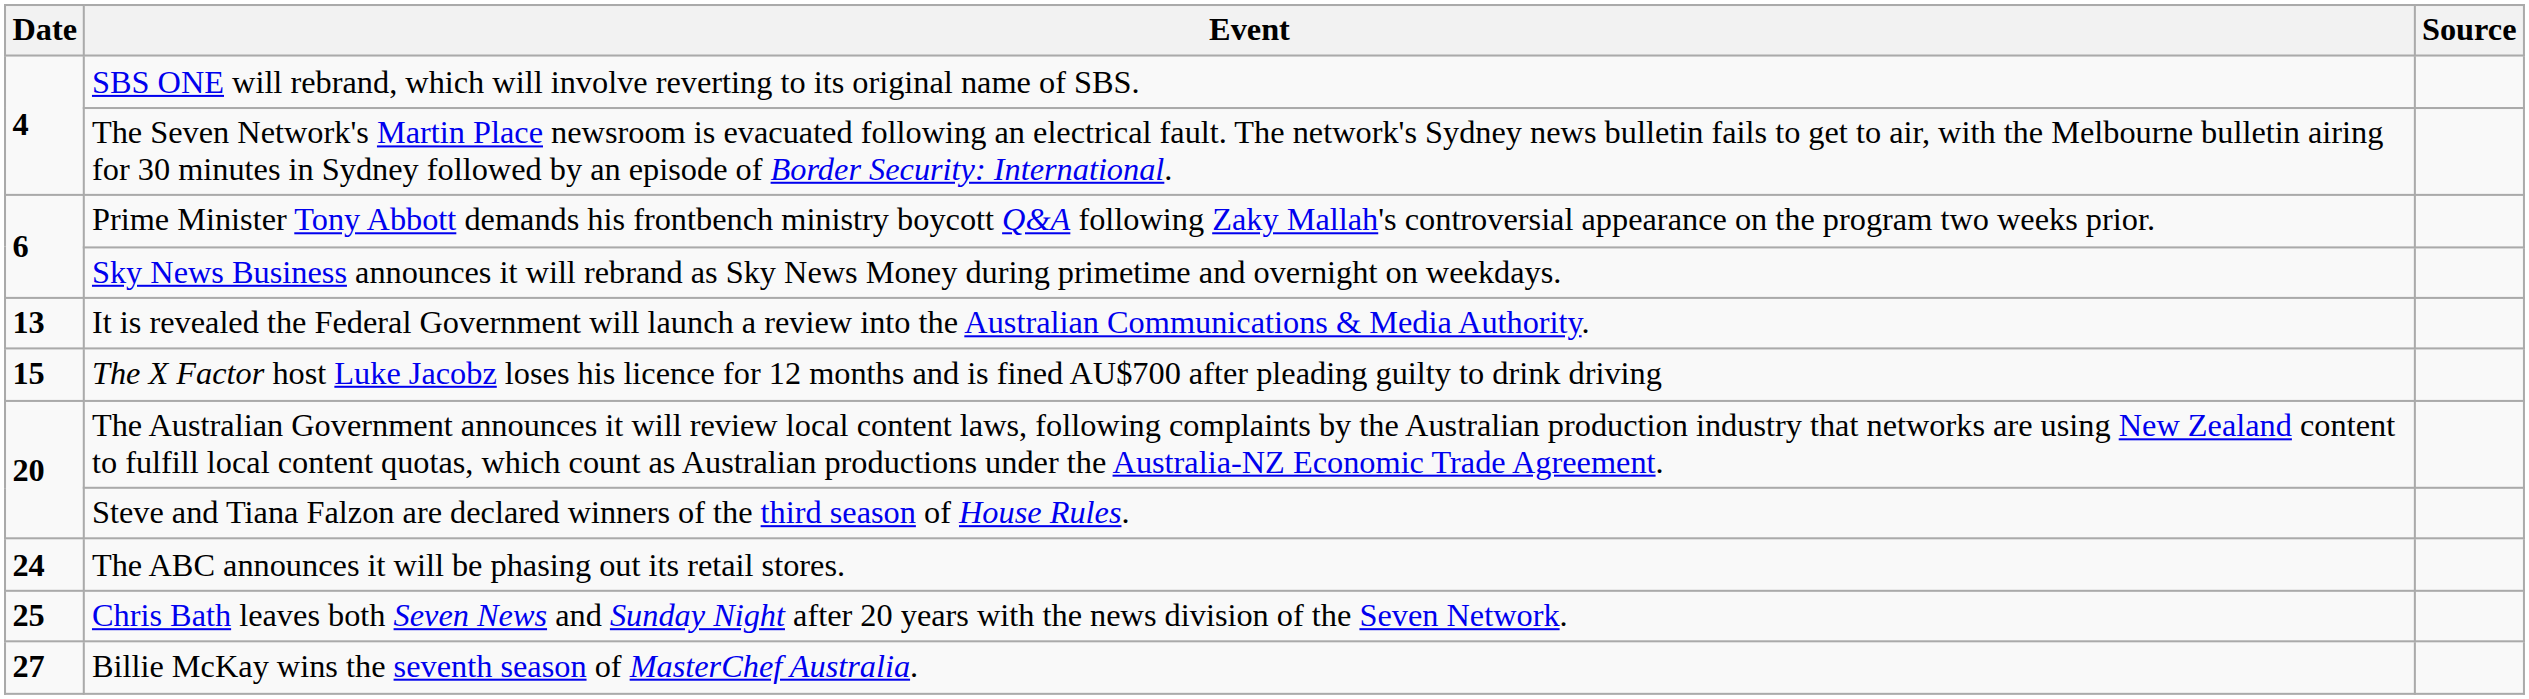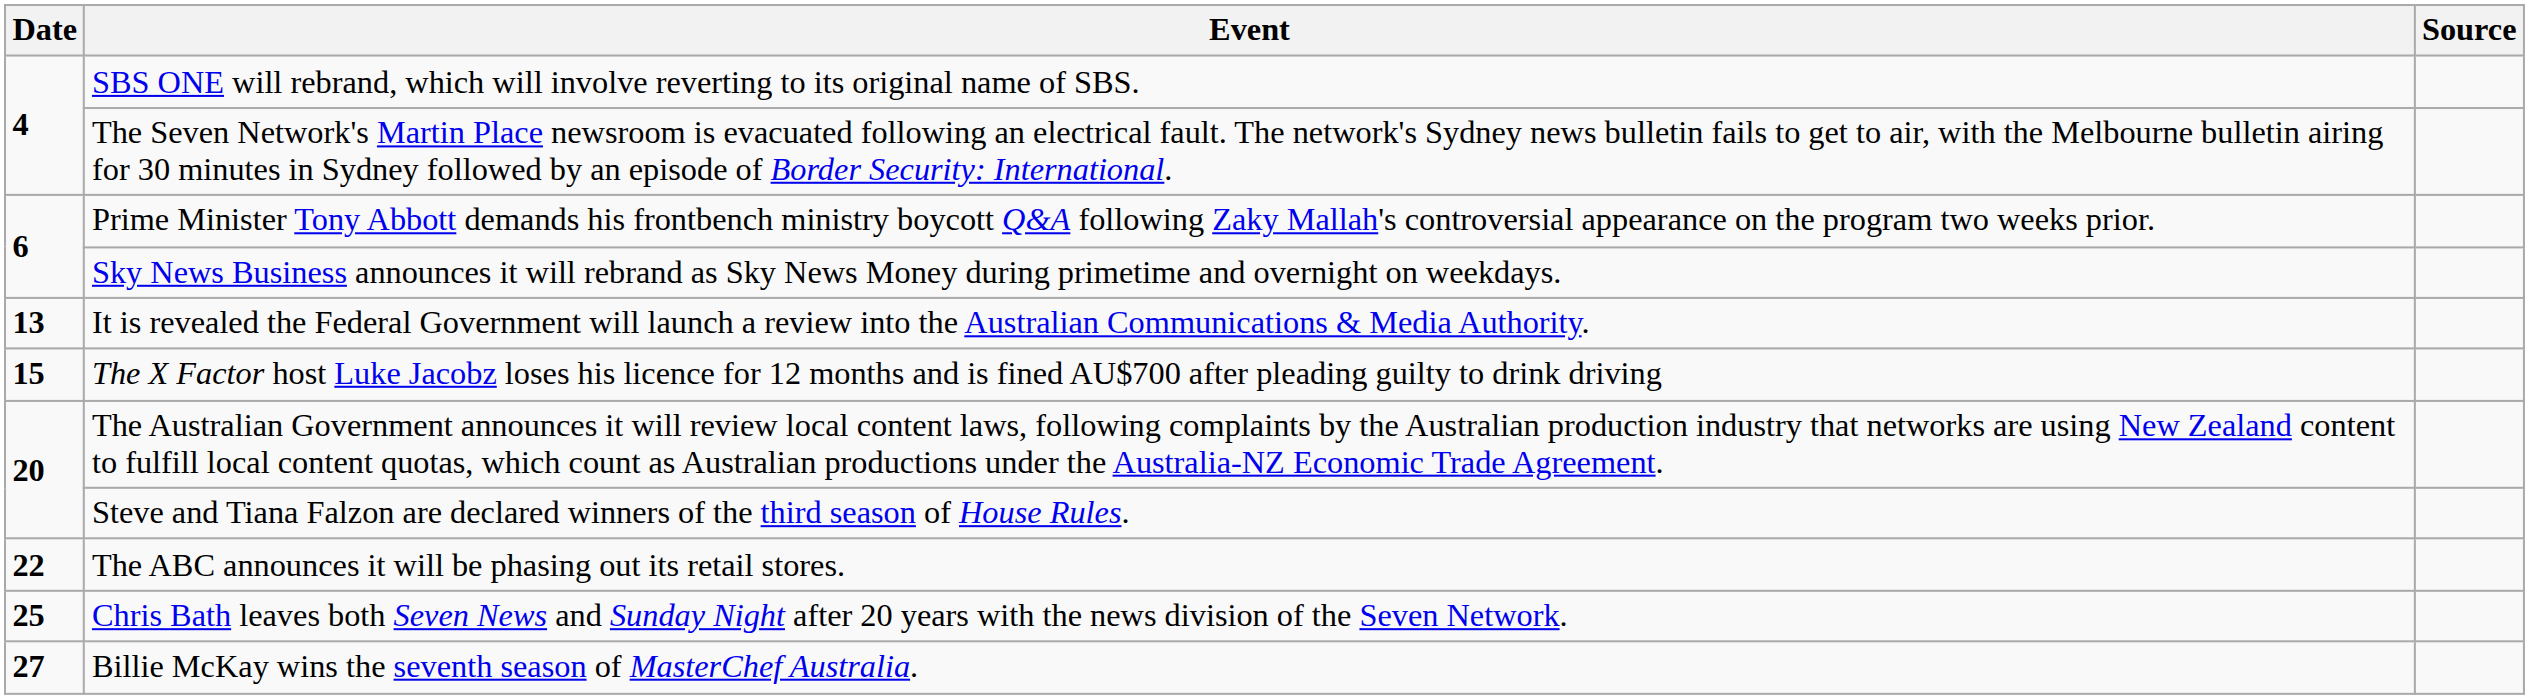(29, 564) 24 -> (29, 564) 22
